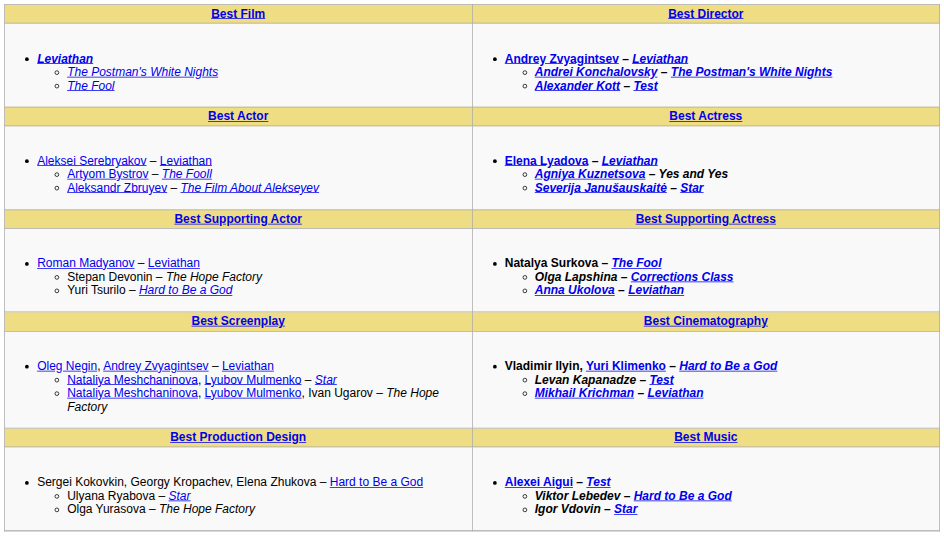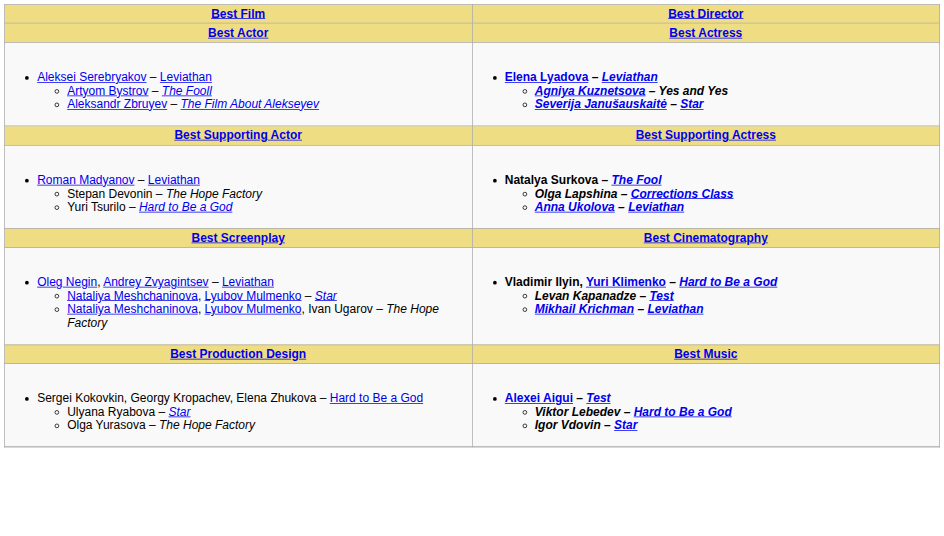- row: (238, 72)
